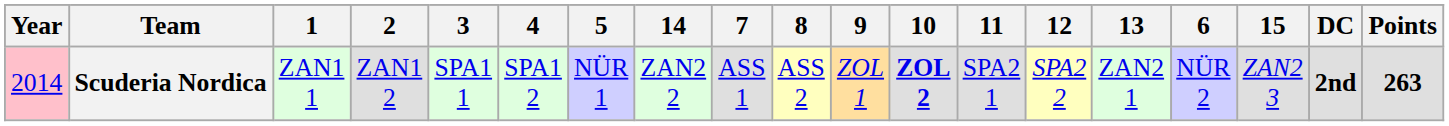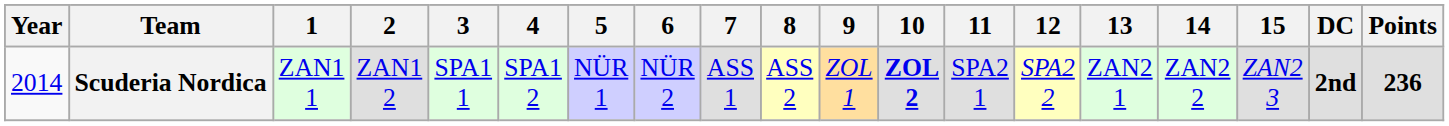columns swapped: (1203, 25) <-> (673, 25)
(37, 82) pink background -> (37, 82) no background
(1403, 82) 263 -> (1403, 82) 236
